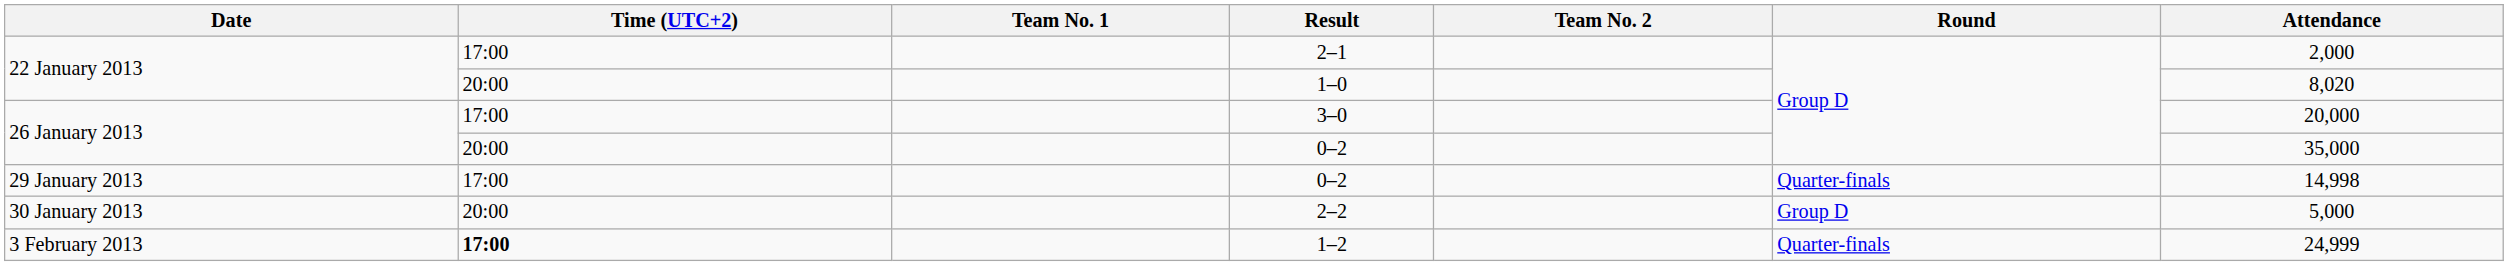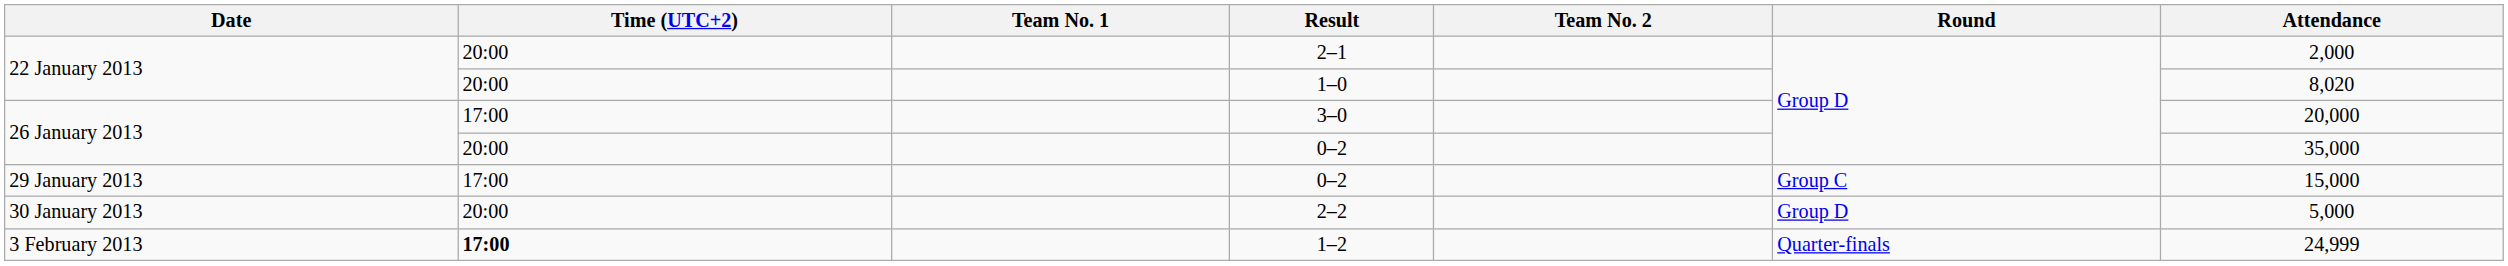(485, 52) 17:00 -> (485, 52) 20:00
(1834, 180) Quarter-finals -> (1812, 180) Group C
(2332, 180) 14,998 -> (2332, 180) 15,000
